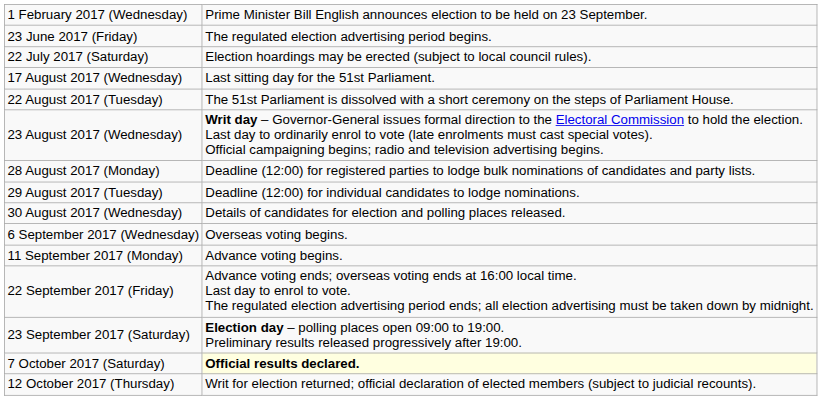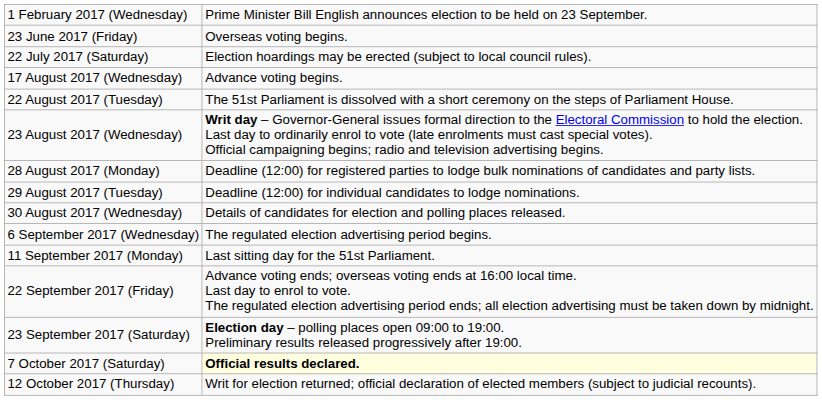(349, 36) The regulated election advertising period begins. -> (277, 36) Overseas voting begins.
(320, 78) Last sitting day for the 51st Parliament. -> (274, 78) Advance voting begins.
(277, 234) Overseas voting begins. -> (349, 234) The regulated election advertising period begins.
(274, 255) Advance voting begins. -> (320, 255) Last sitting day for the 51st Parliament.
